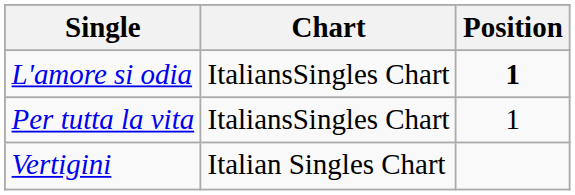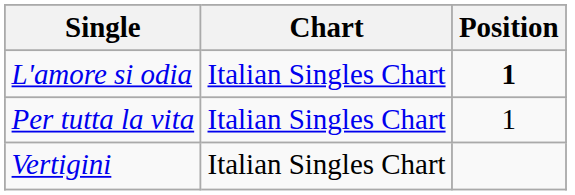(329, 73) ItaliansSingles Chart -> (327, 73) Italian Singles Chart
(329, 119) ItaliansSingles Chart -> (327, 119) Italian Singles Chart
